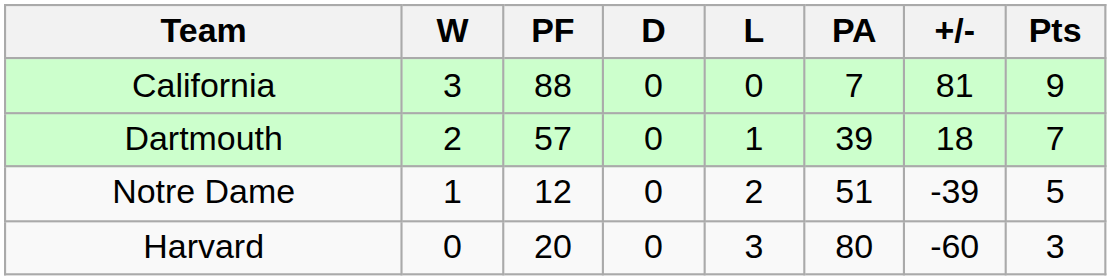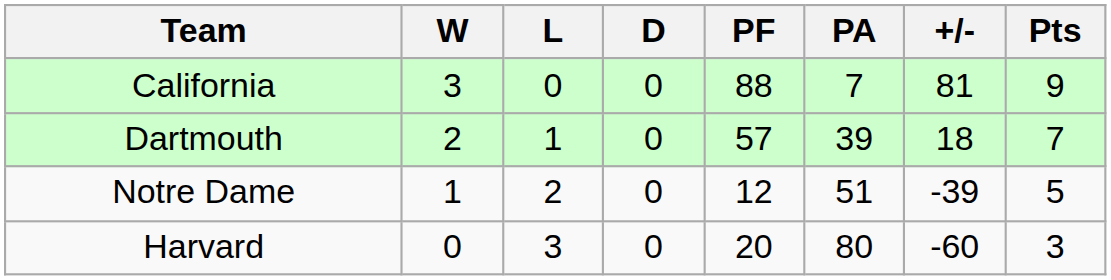columns swapped: (754, 31) <-> (553, 31)
